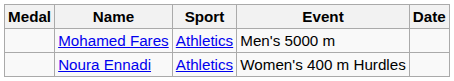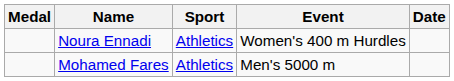rows swapped: (113, 41) <-> (105, 65)
